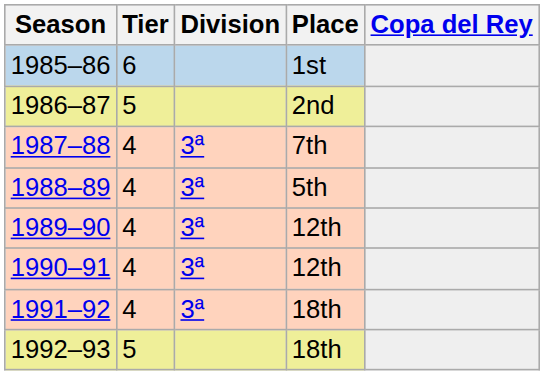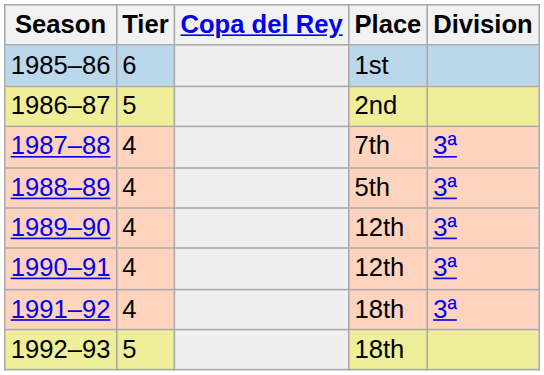columns swapped: (230, 24) <-> (452, 24)
